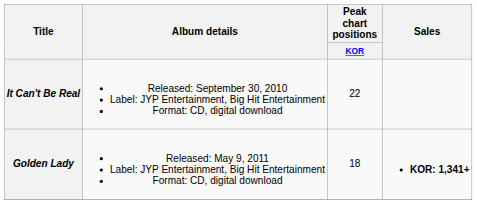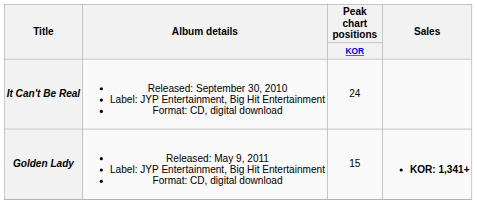(355, 94) 22 -> (355, 94) 24
(355, 164) 18 -> (355, 164) 15
